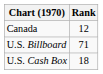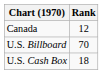(84, 45) 71 -> (84, 45) 70
